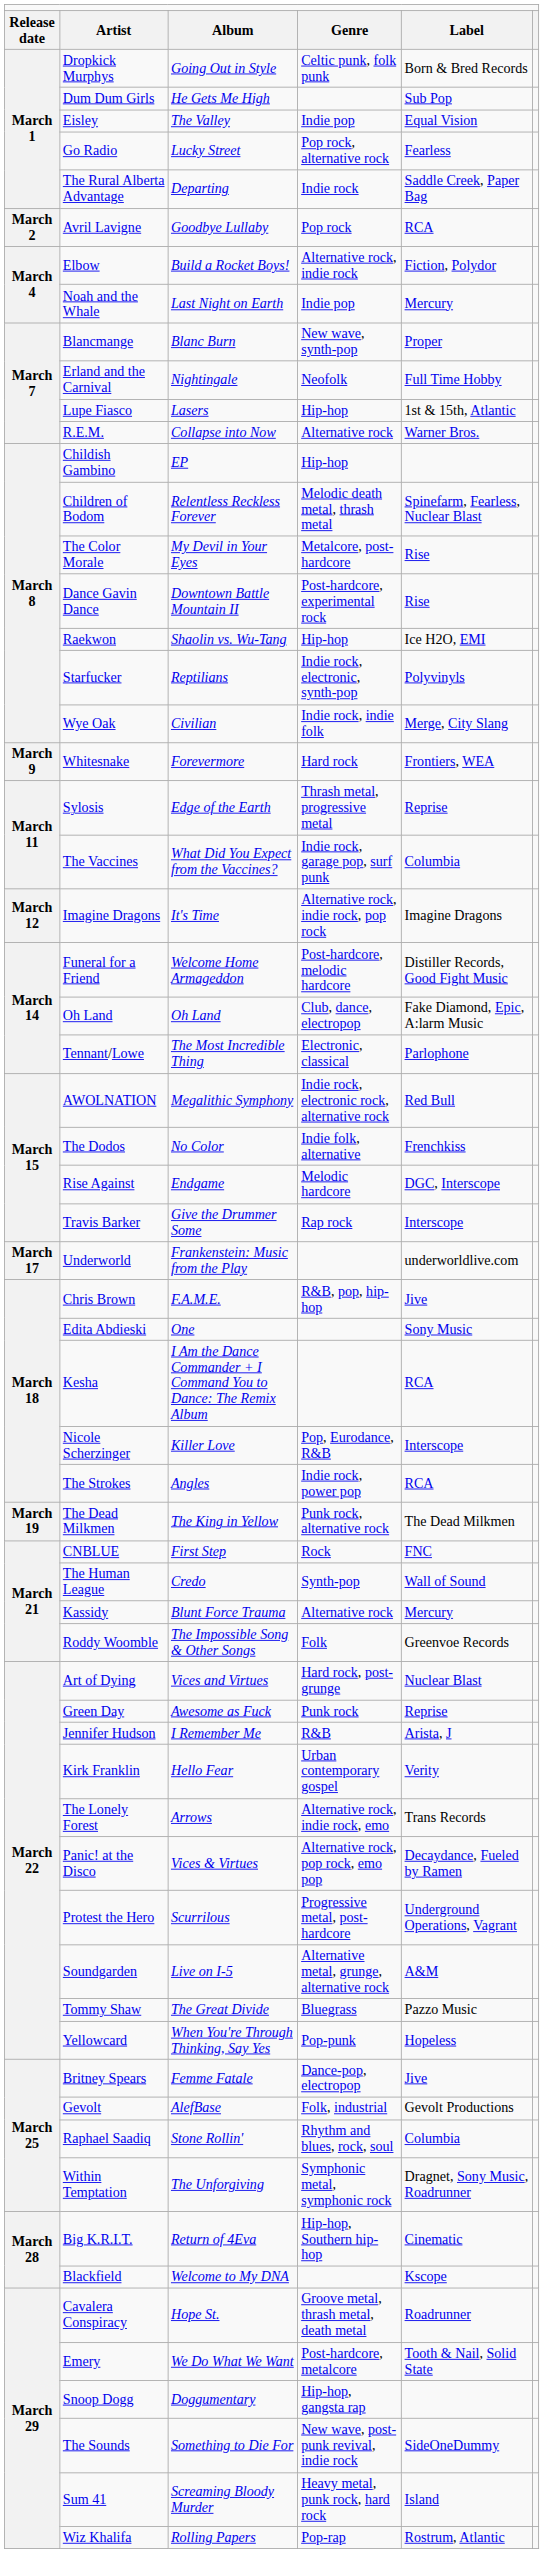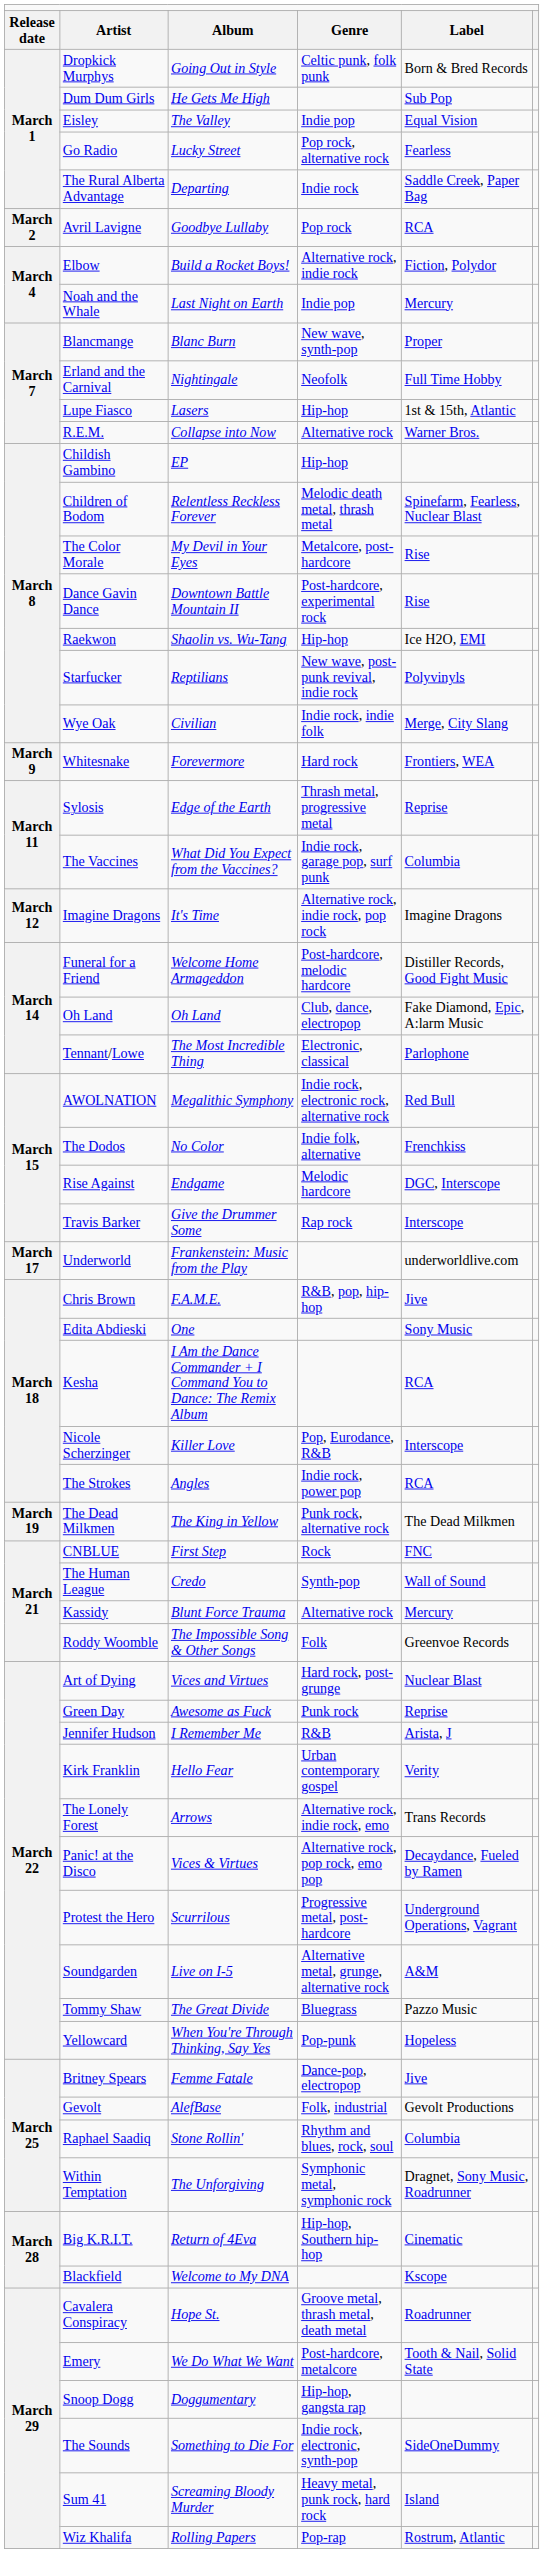(332, 677) Indie rock, electronic, synth-pop -> (349, 677) New wave, post-punk revival, indie rock
(349, 2445) New wave, post-punk revival, indie rock -> (332, 2445) Indie rock, electronic, synth-pop
